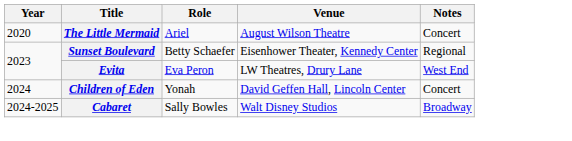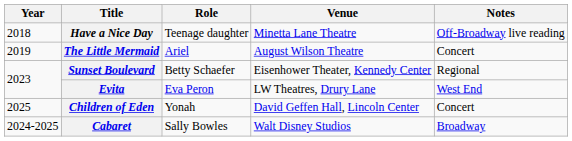+ row: (112, 32)
(19, 32) 2020 -> (19, 51) 2019
(19, 88) 2024 -> (19, 107) 2025
